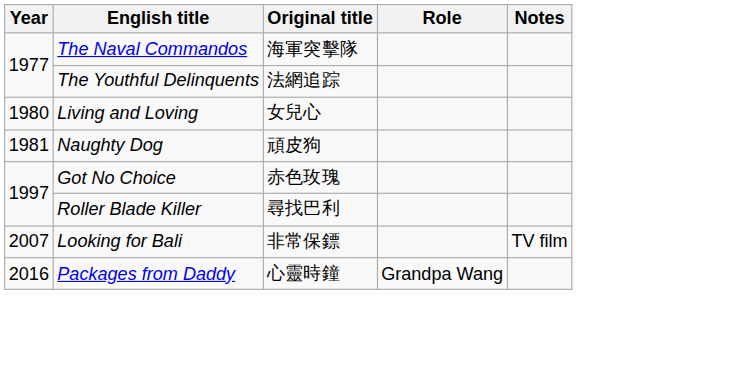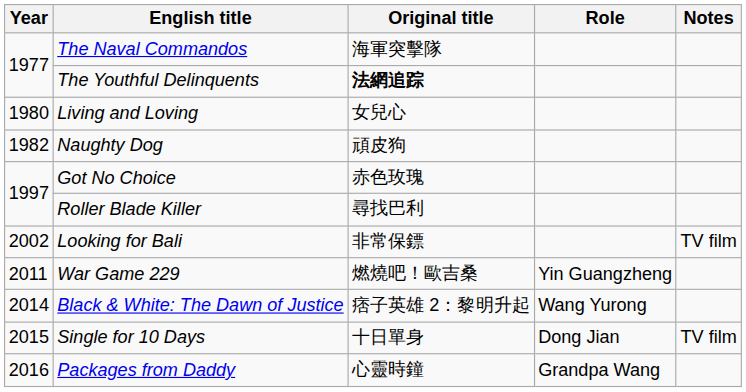(303, 80) normal -> (388, 80) bold
(29, 145) 1981 -> (29, 145) 1982
(29, 241) 2007 -> (29, 241) 2002
+ row: (118, 273)
+ row: (200, 305)
+ row: (131, 337)
